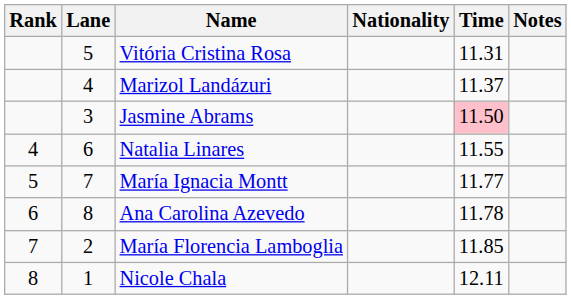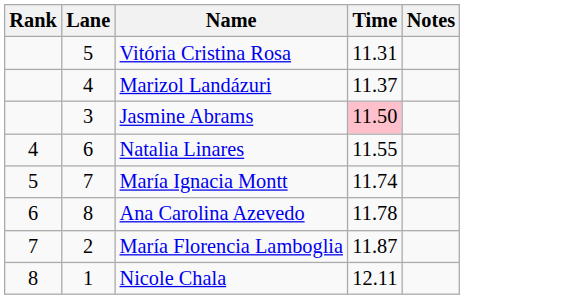- column: (401, 20)
(481, 181) 11.77 -> (375, 181) 11.74
(481, 246) 11.85 -> (375, 246) 11.87
